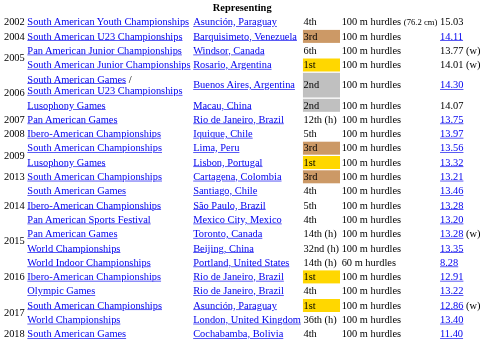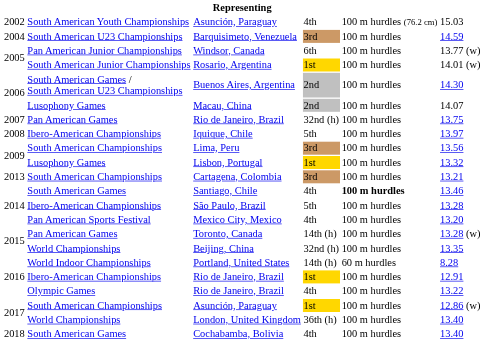(452, 36) 14.11 -> (452, 36) 14.59
(320, 119) 12th (h) -> (321, 119) 32nd (h)
(371, 191) normal -> (373, 191) bold
(452, 334) 11.40 -> (452, 334) 13.40
